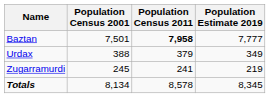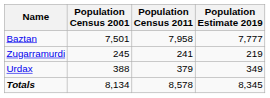(181, 38) bold -> (181, 38) normal
rows swapped: (20, 54) <-> (36, 69)
